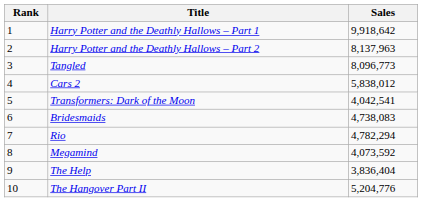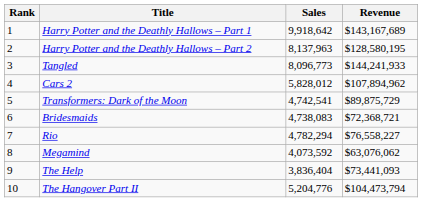+ column: (380, 13)
(373, 83) 5,838,012 -> (310, 83) 5,828,012
(373, 100) 4,042,541 -> (310, 100) 4,742,541
